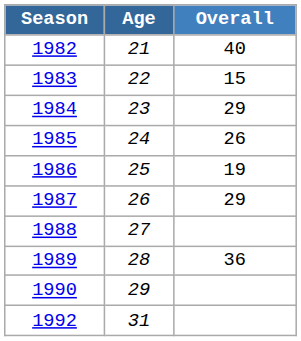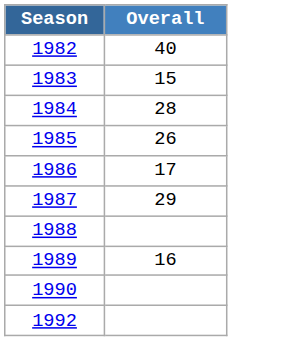- column: (139, 20)
(235, 110) 29 -> (165, 110) 28
(235, 171) 19 -> (165, 171) 17
(235, 261) 36 -> (165, 261) 16
